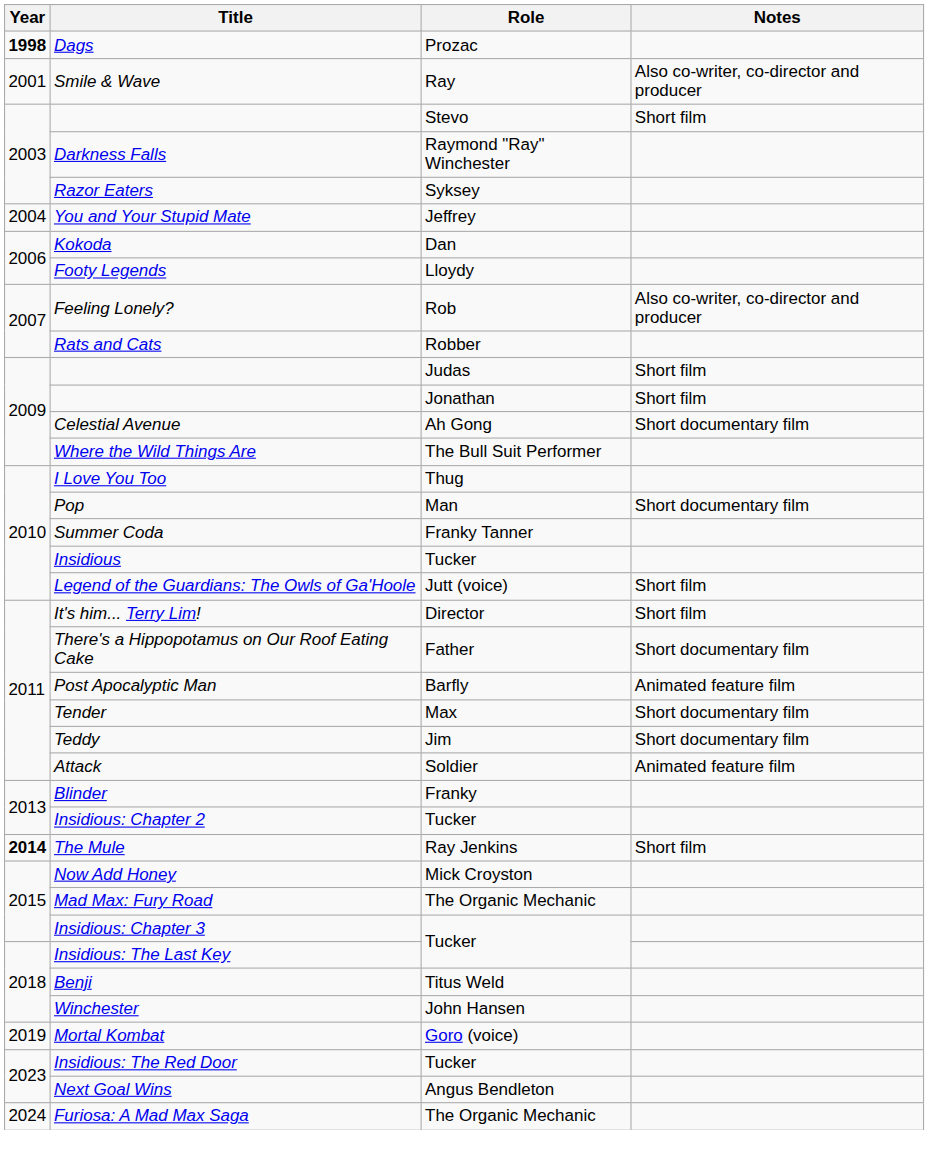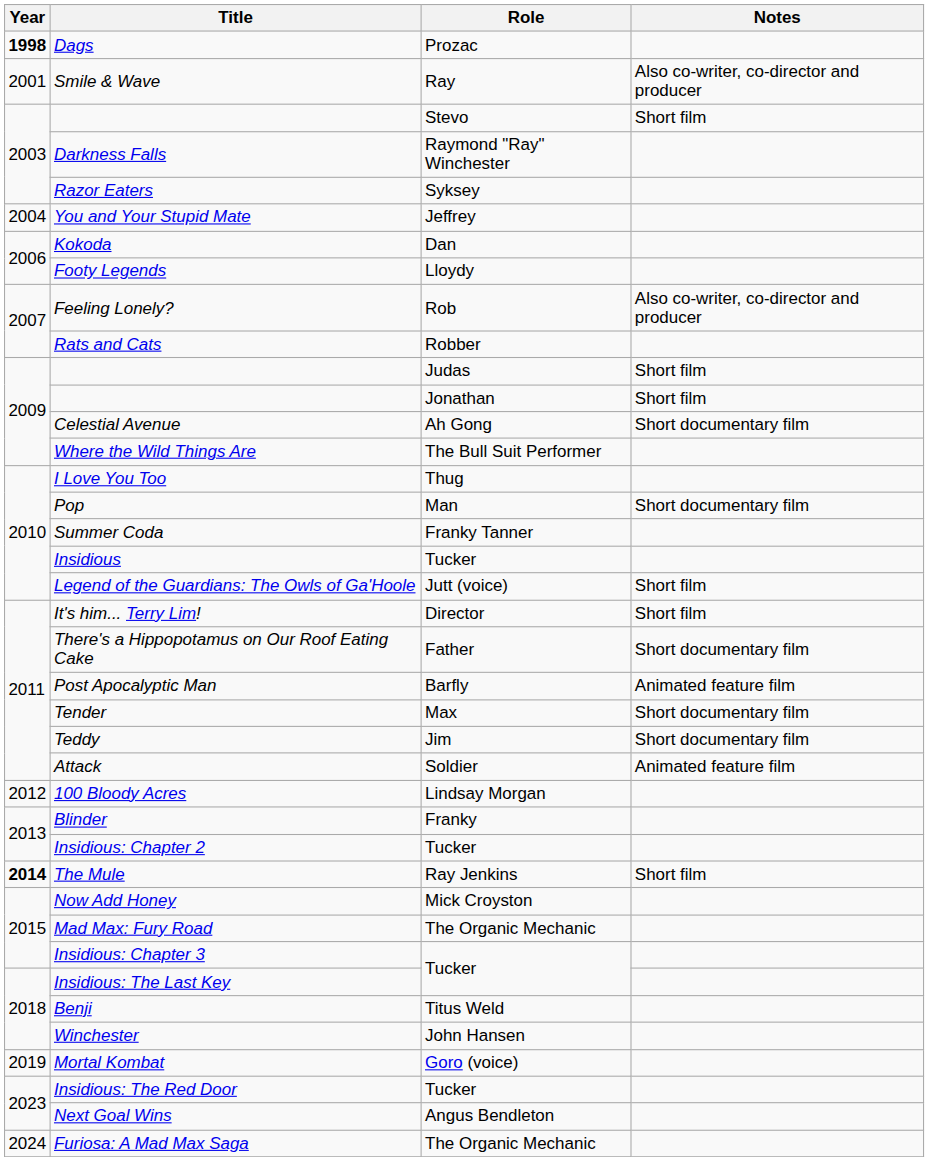+ row: (120, 793)
